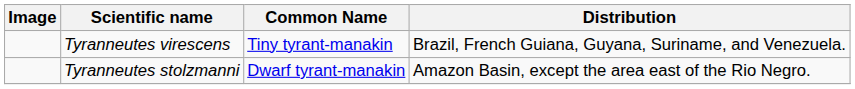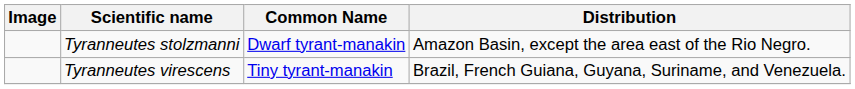rows swapped: (152, 70) <-> (147, 44)
